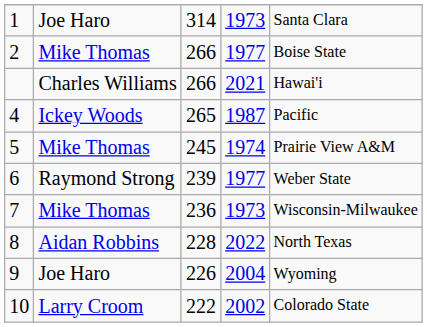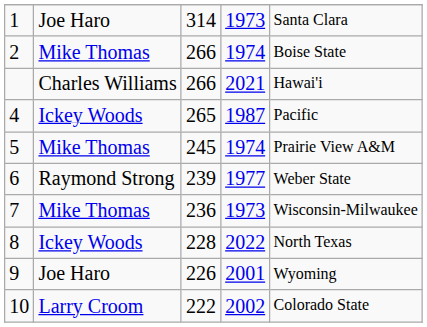(245, 52) 1977 -> (245, 52) 1974
(99, 242) Aidan Robbins -> (91, 242) Ickey Woods
(245, 274) 2004 -> (245, 274) 2001
